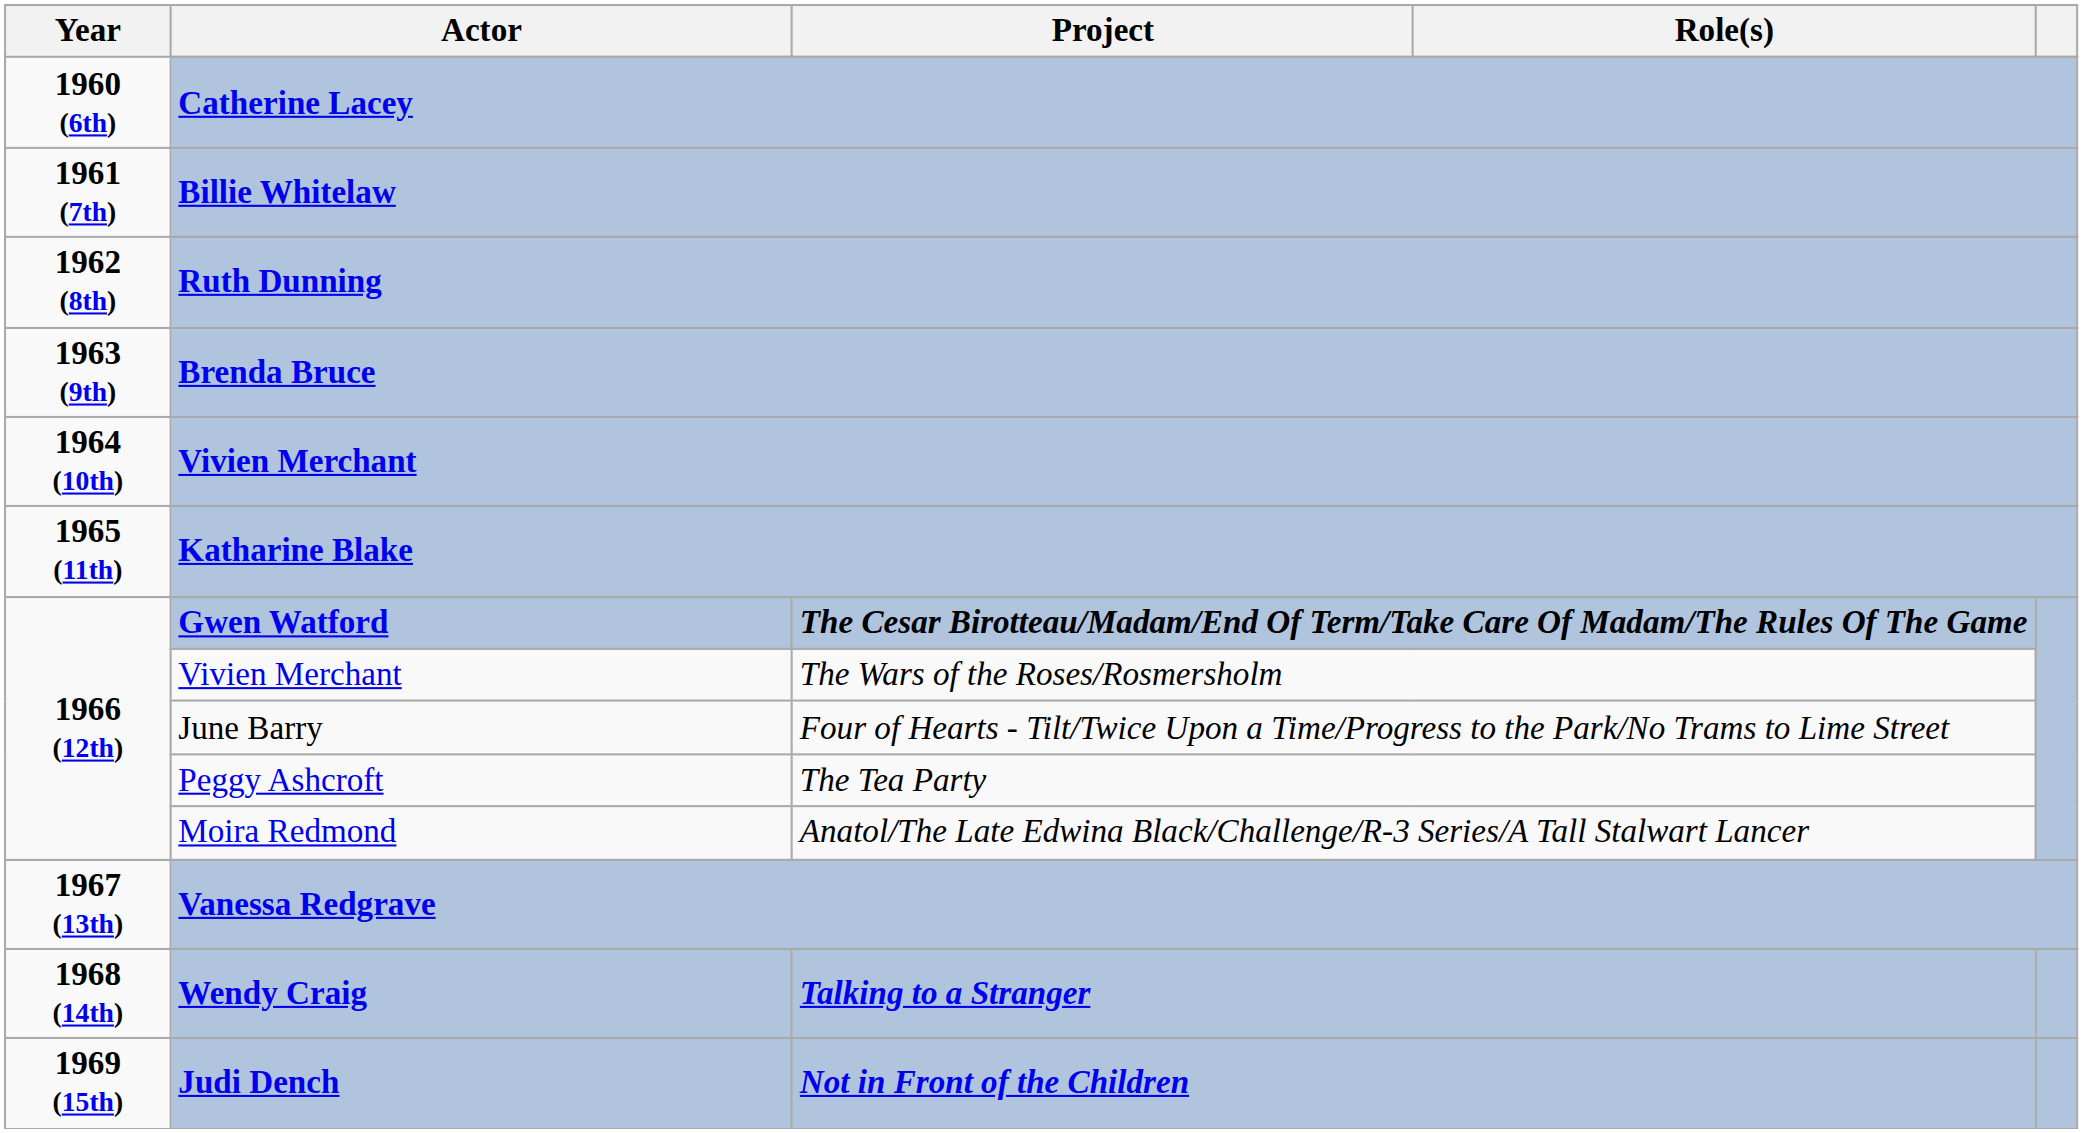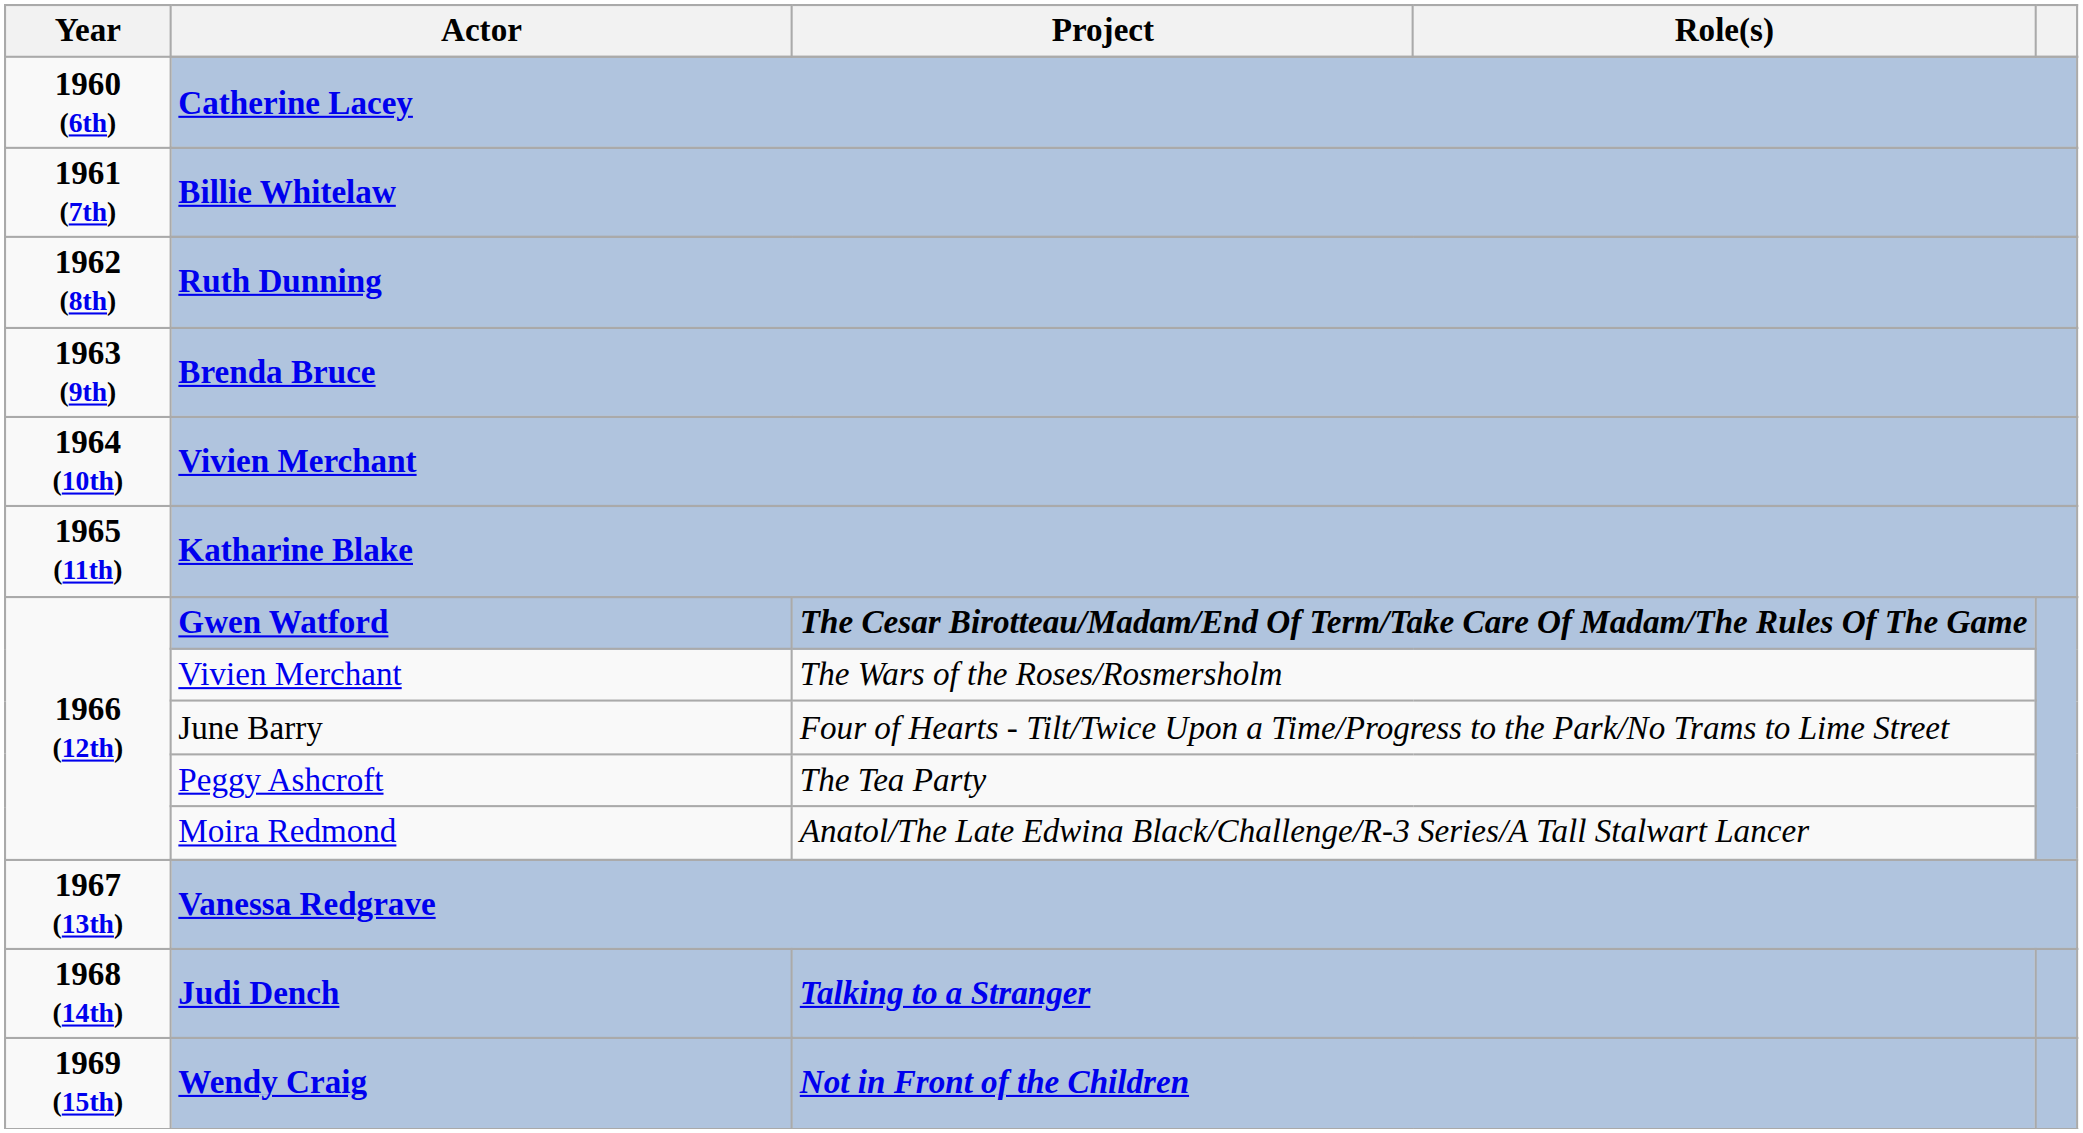(273, 993) Wendy Craig -> (259, 993) Judi Dench
(259, 1082) Judi Dench -> (273, 1082) Wendy Craig
